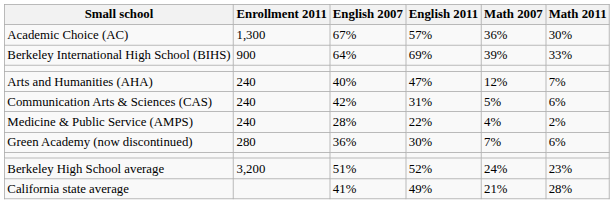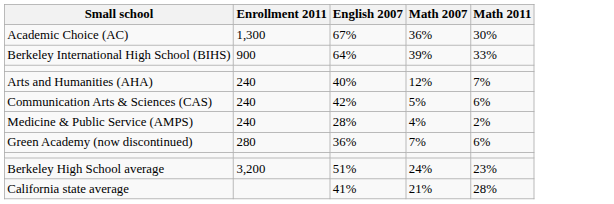- column: (443, 14)
